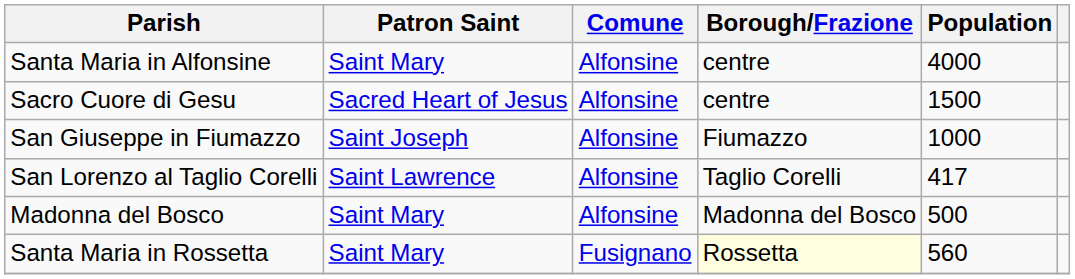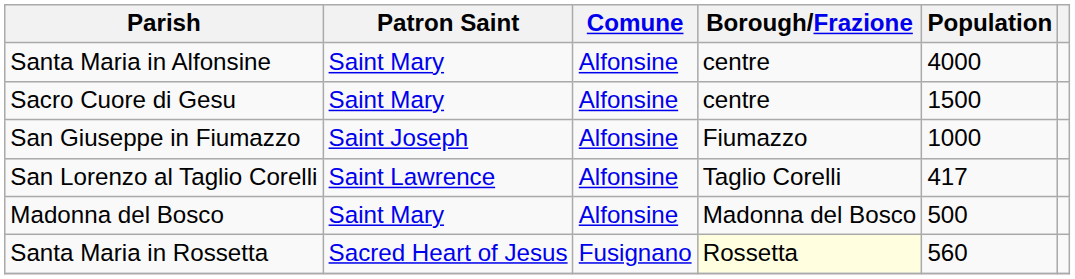(448, 100) Sacred Heart of Jesus -> (386, 100) Saint Mary
(386, 253) Saint Mary -> (448, 253) Sacred Heart of Jesus
